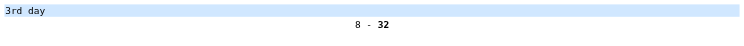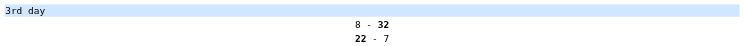+ row: (372, 38)
